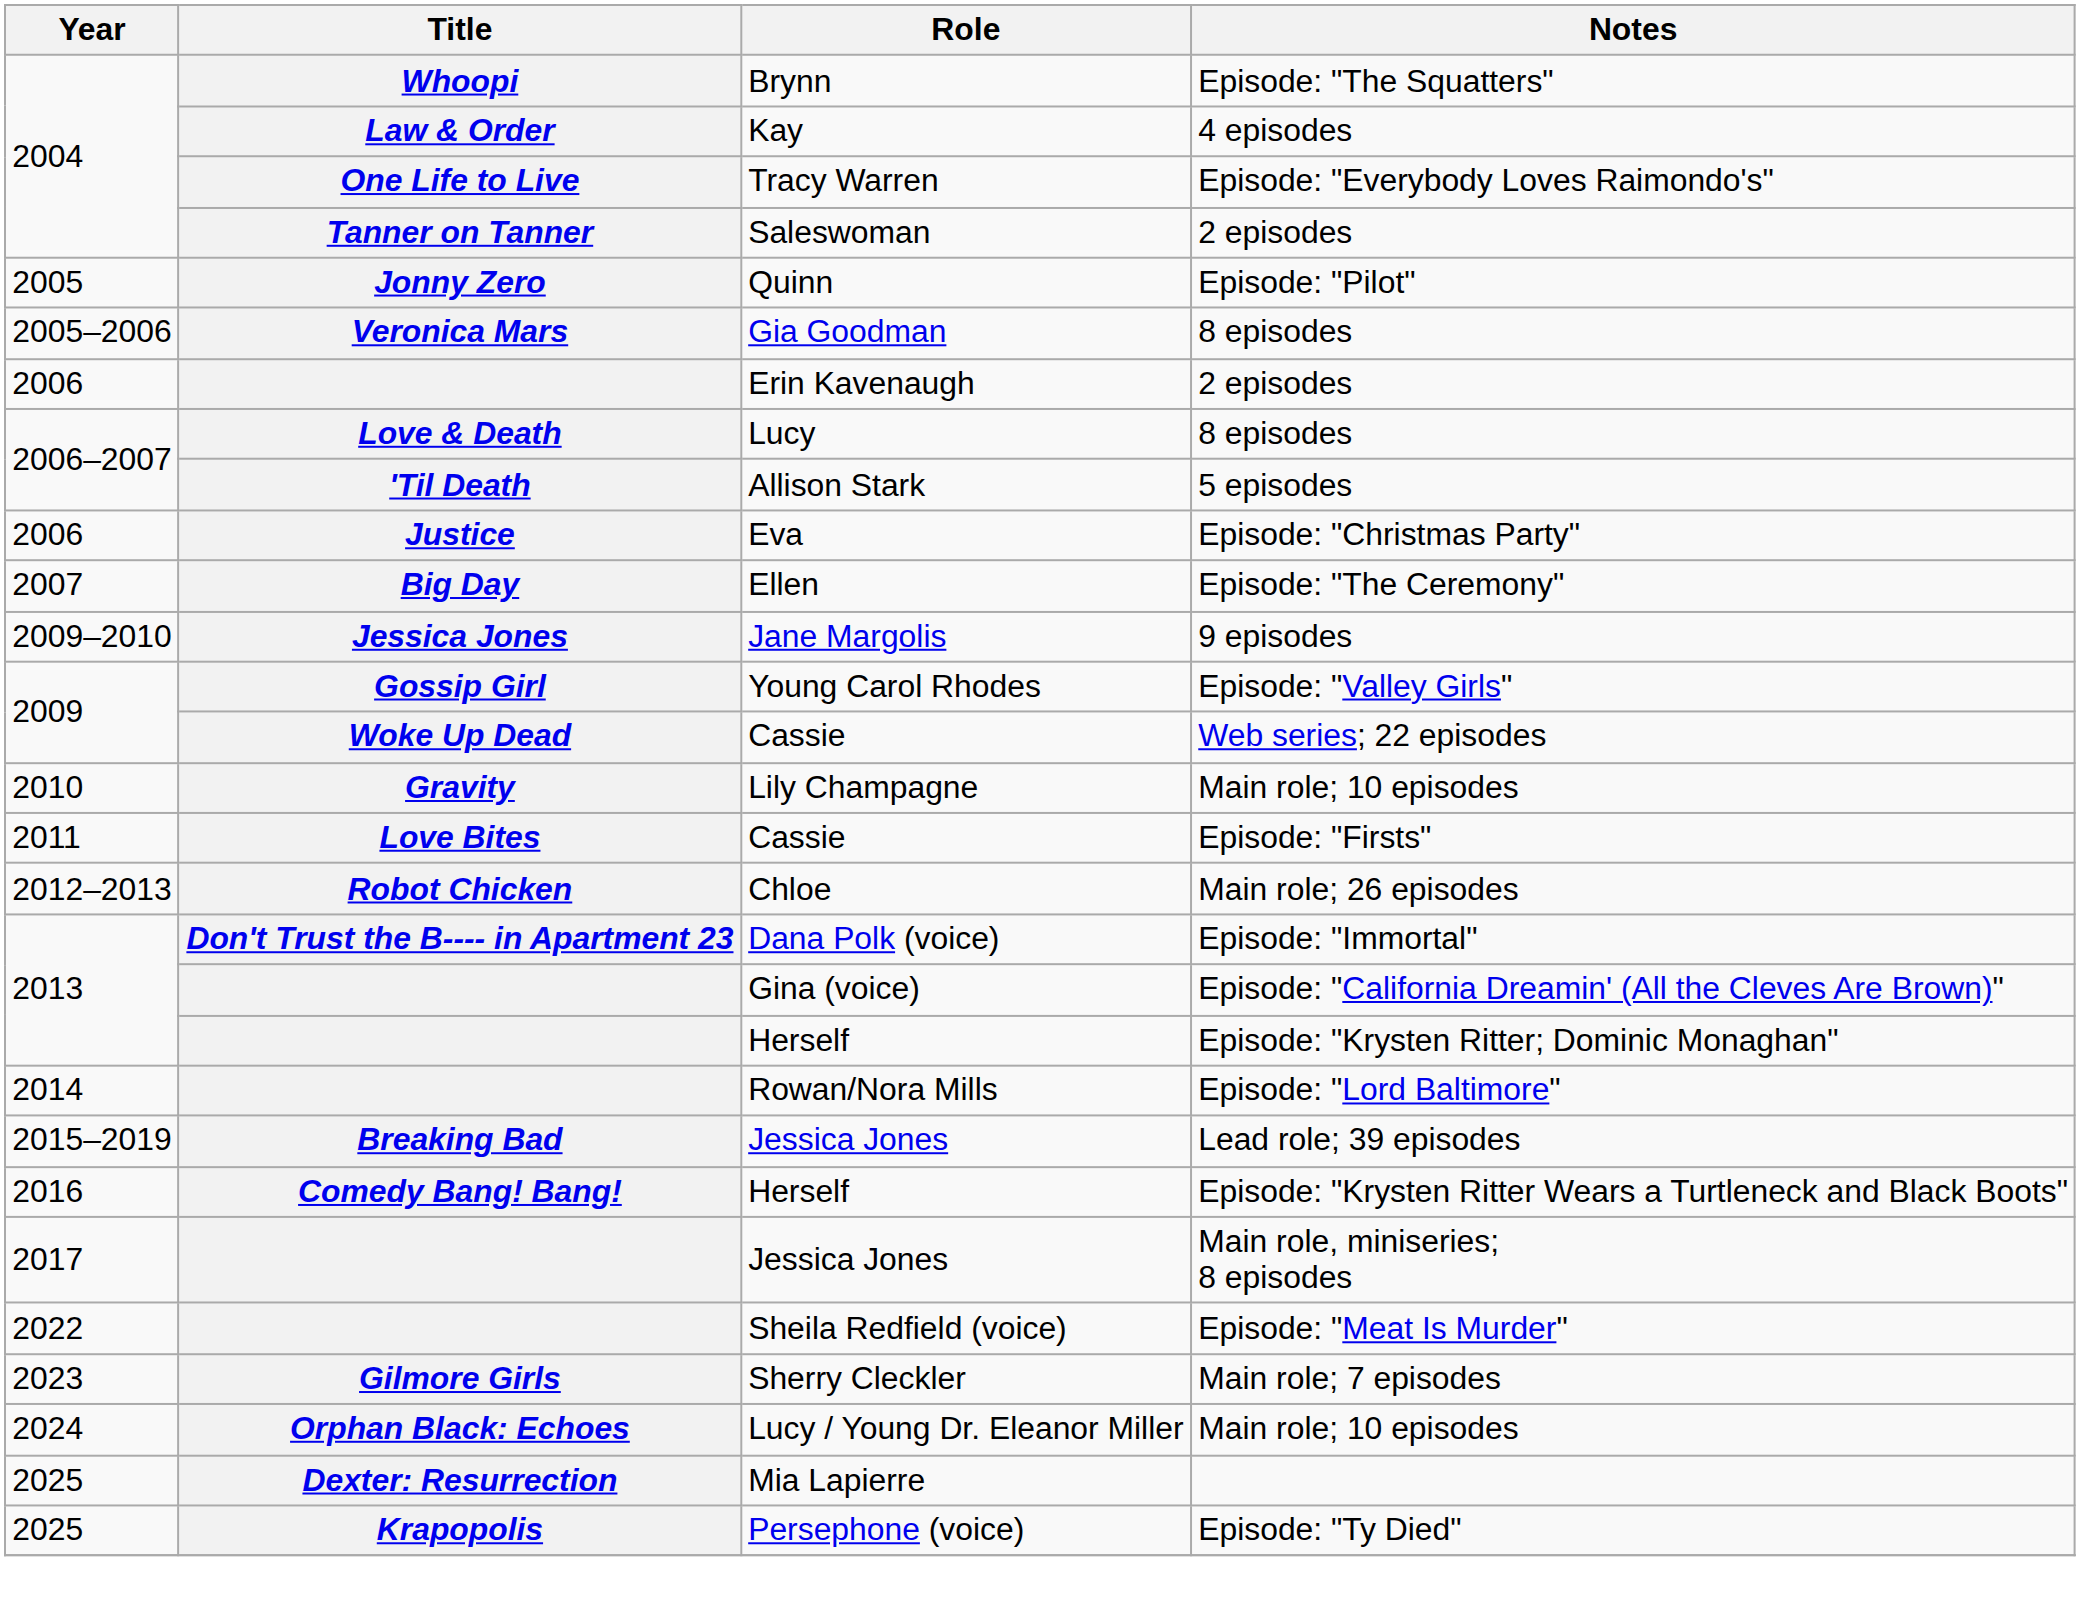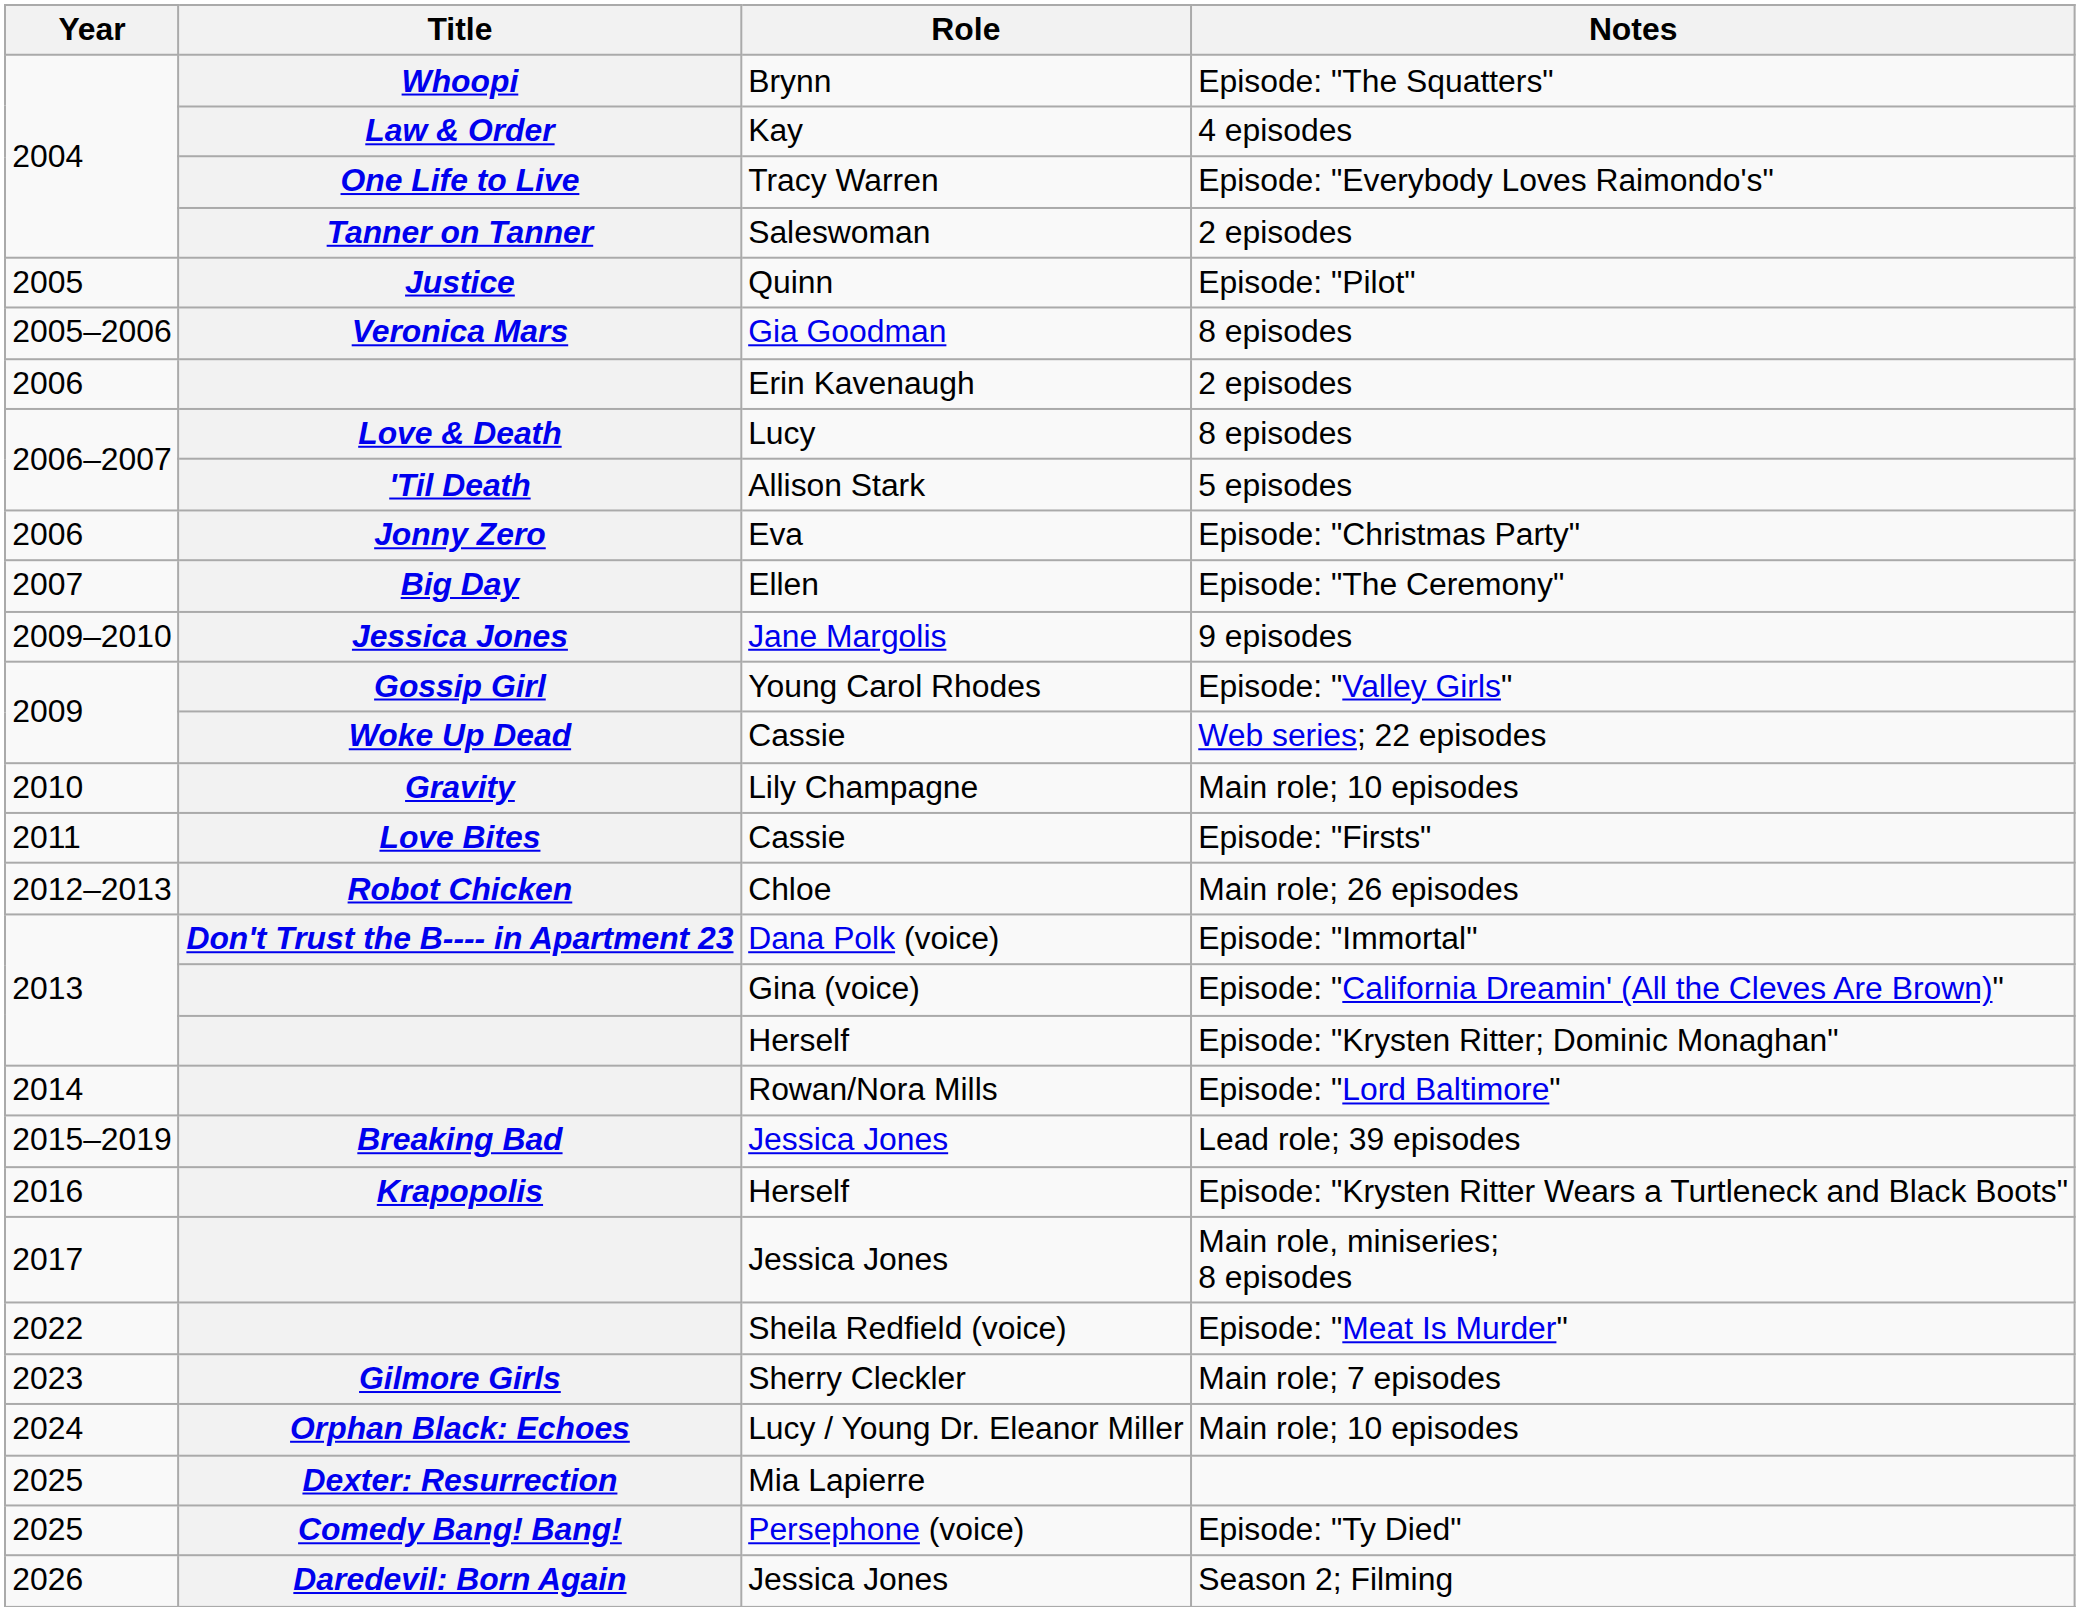(460, 282) Jonny Zero -> (460, 282) Justice
(460, 534) Justice -> (460, 534) Jonny Zero
(460, 1191) Comedy Bang! Bang! -> (460, 1191) Krapopolis
(460, 1529) Krapopolis -> (460, 1529) Comedy Bang! Bang!
+ row: (848, 1580)
